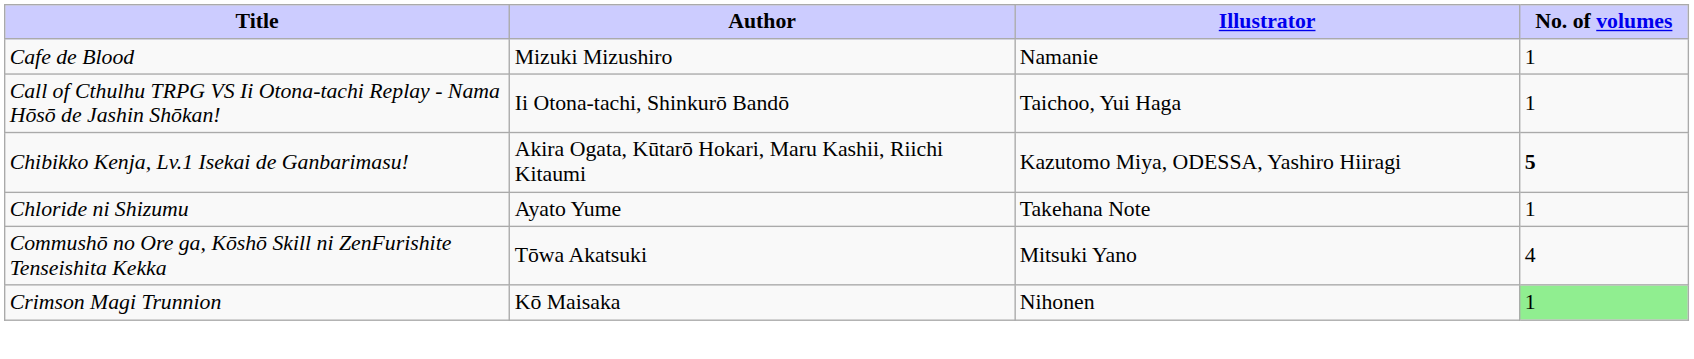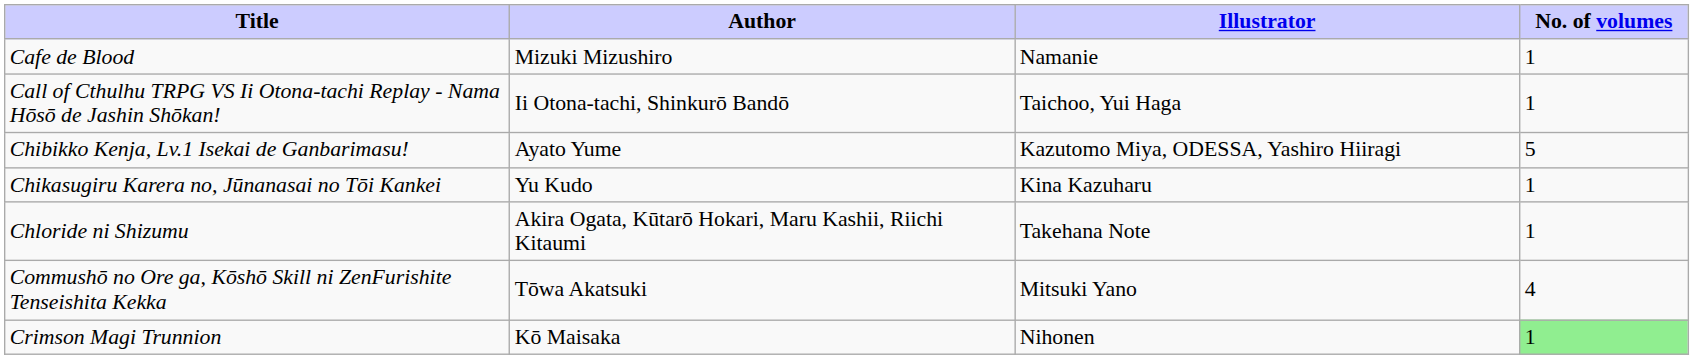(729, 162) Akira Ogata, Kūtarō Hokari, Maru Kashii, Riichi Kitaumi -> (568, 149) Ayato Yume
(1530, 162) bold -> (1530, 149) normal
+ row: (225, 184)
(568, 208) Ayato Yume -> (729, 231) Akira Ogata, Kūtarō Hokari, Maru Kashii, Riichi Kitaumi
